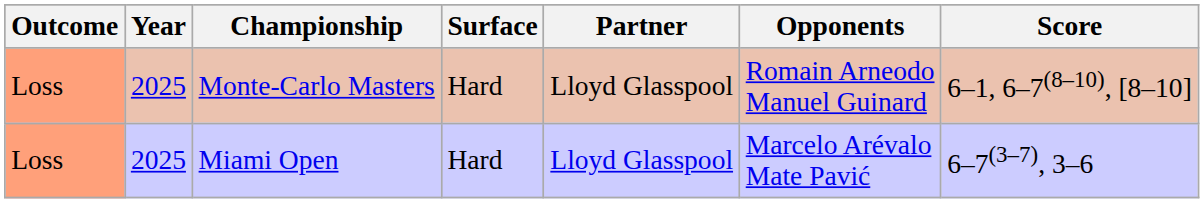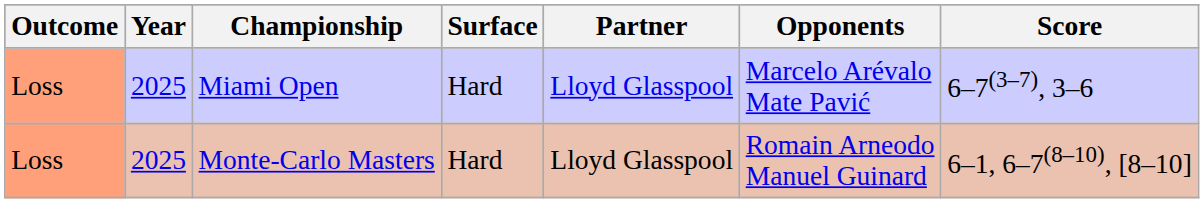rows swapped: (269, 160) <-> (317, 85)
